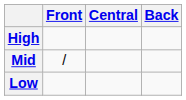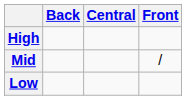columns swapped: (64, 15) <-> (162, 15)
